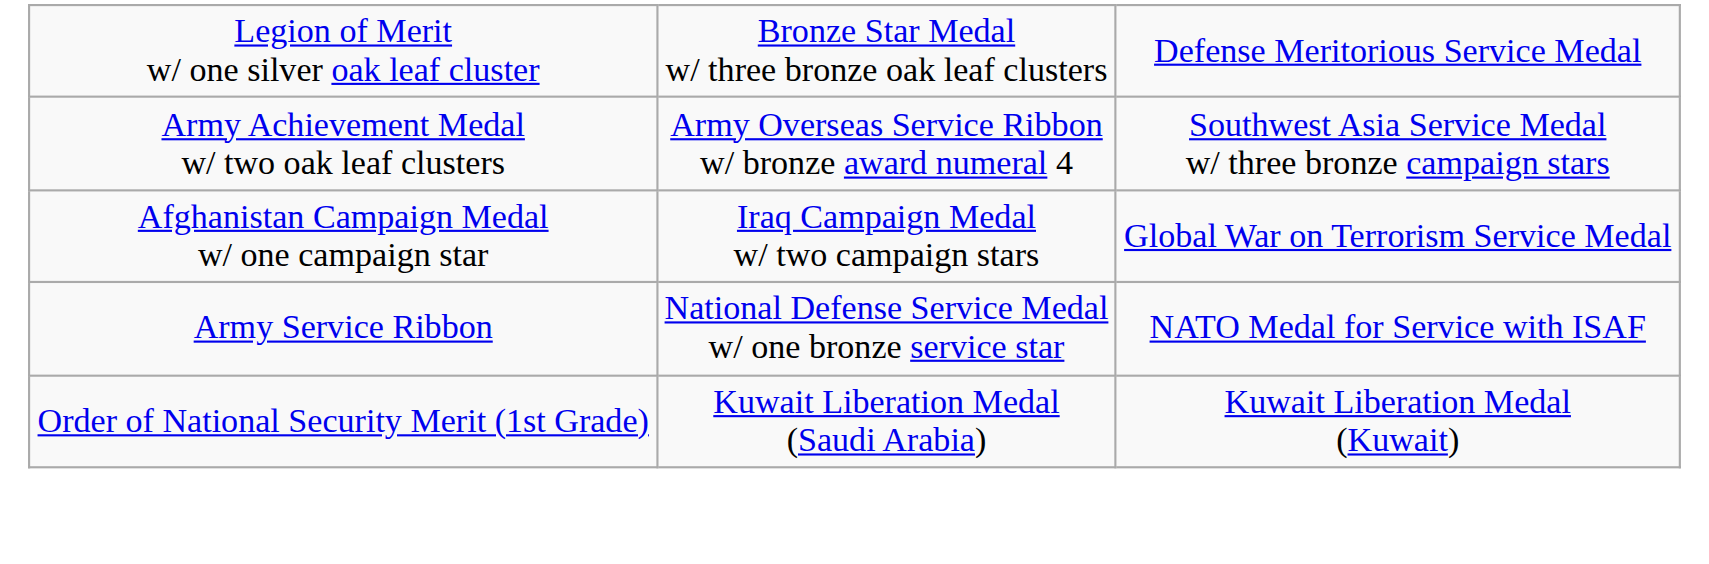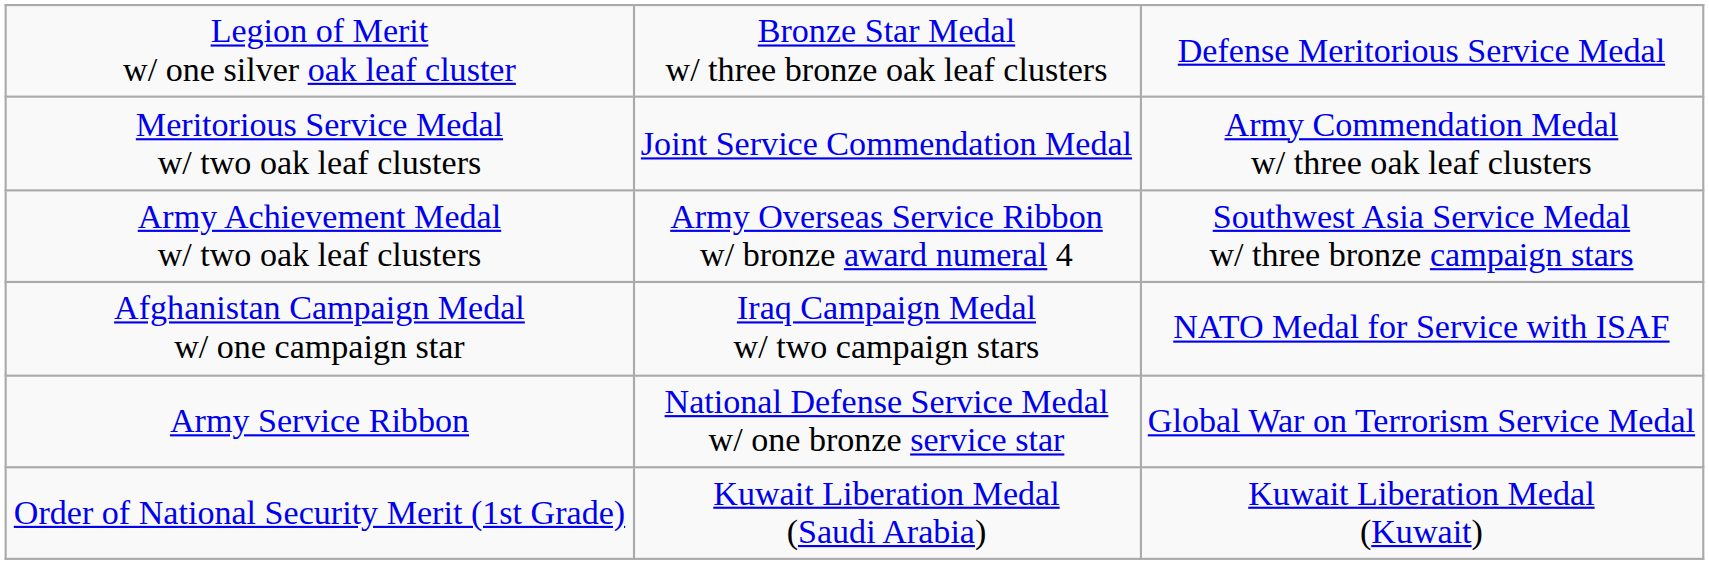+ row: (319, 143)
(1398, 235) Global War on Terrorism Service Medal -> (1421, 327) NATO Medal for Service with ISAF
(1398, 327) NATO Medal for Service with ISAF -> (1421, 420) Global War on Terrorism Service Medal
